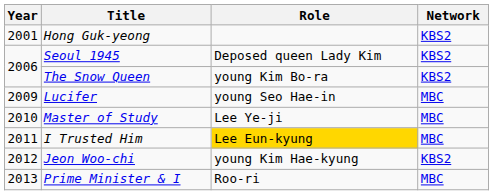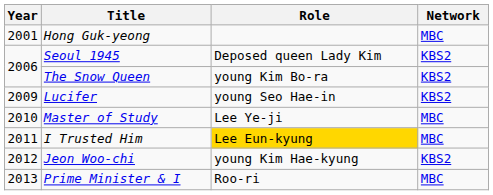(436, 35) KBS2 -> (432, 35) MBC
(432, 97) MBC -> (436, 97) KBS2
